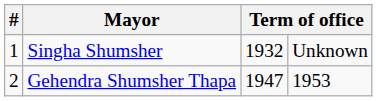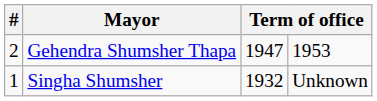rows swapped: (95, 50) <-> (132, 80)
